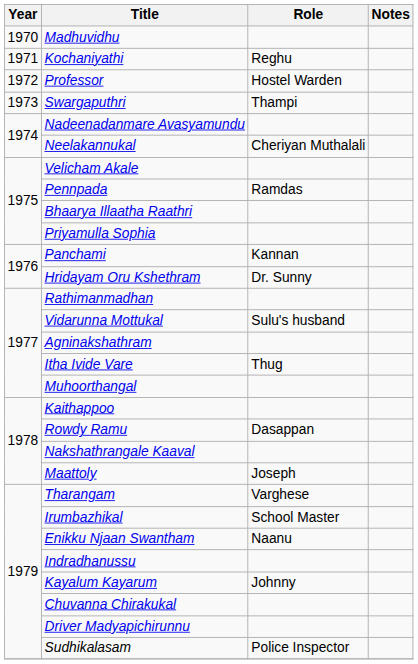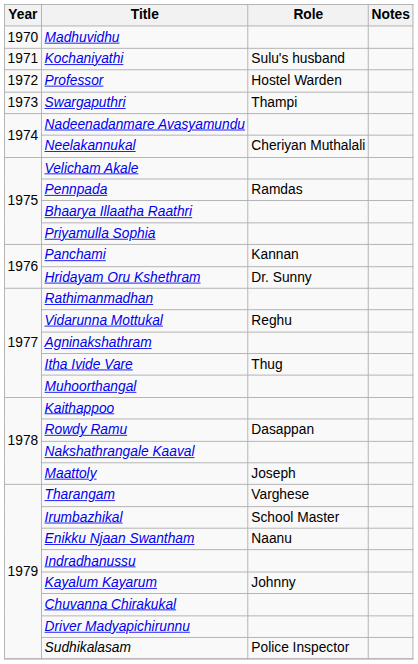(272, 59) Reghu -> (298, 59) Sulu's husband
(298, 320) Sulu's husband -> (272, 320) Reghu
